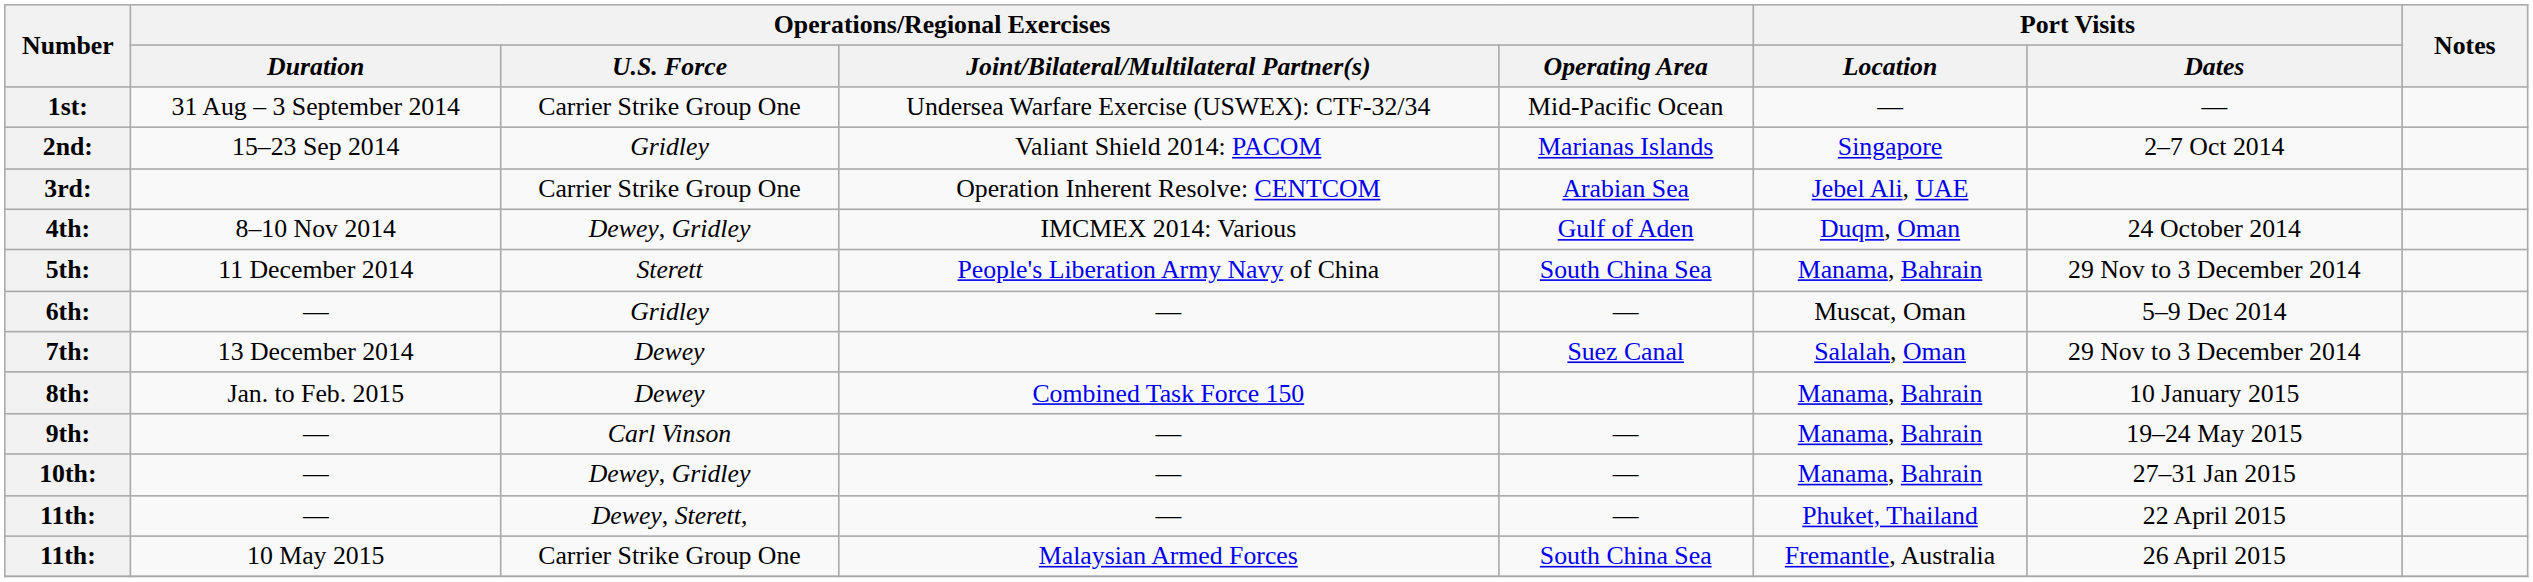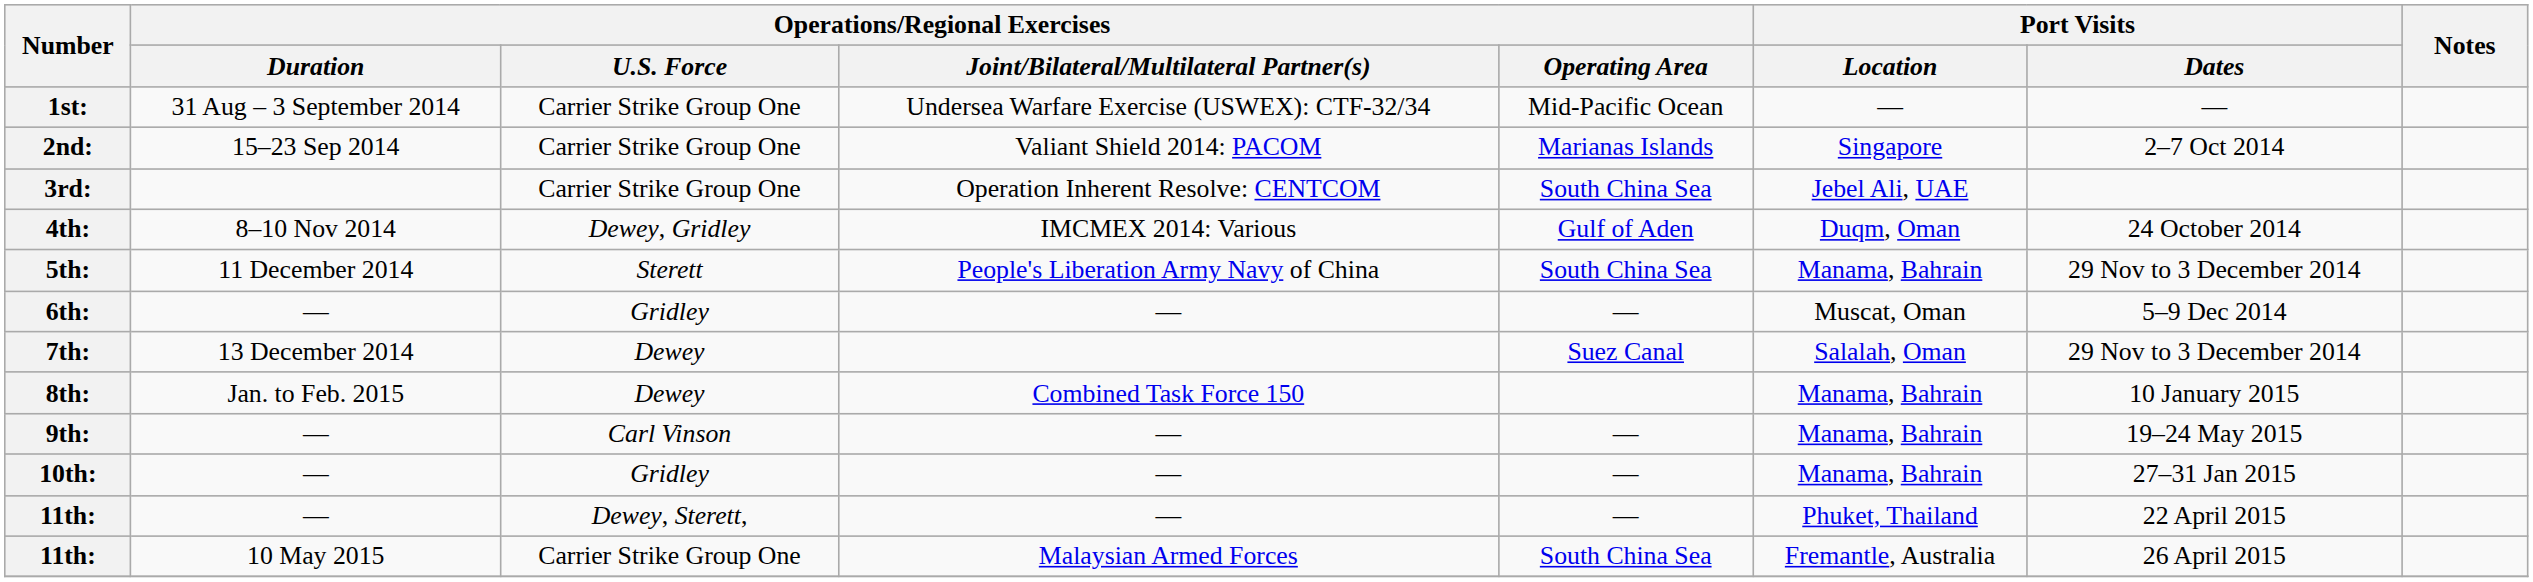(670, 147) Gridley -> (670, 147) Carrier Strike Group One
(1626, 188) Arabian Sea -> (1626, 188) South China Sea
(670, 474) Dewey, Gridley -> (670, 474) Gridley
